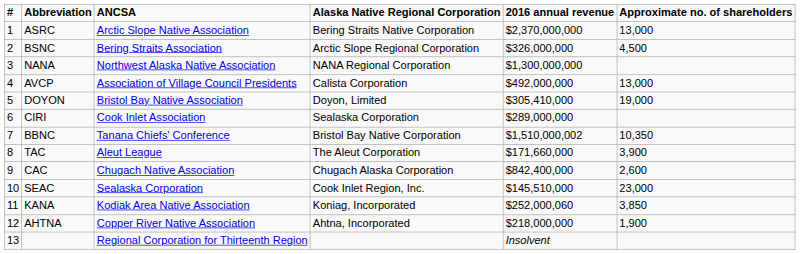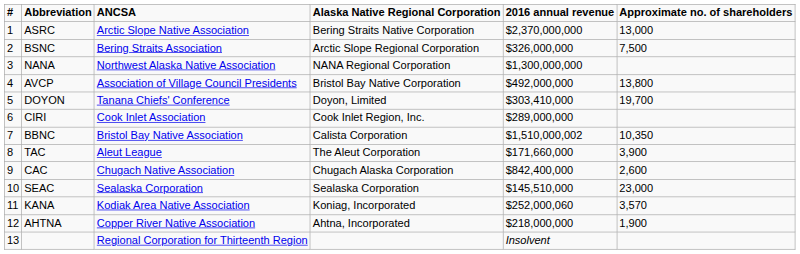(633, 48) 4,500 -> (633, 48) 7,500
(360, 83) Calista Corporation -> (387, 83) Bristol Bay Native Corporation
(636, 83) 13,000 -> (636, 83) 13,800
(170, 100) Bristol Bay Native Association -> (163, 100) Tanana Chiefs' Conference
(539, 100) $305,410,000 -> (539, 100) $303,410,000
(636, 100) 19,000 -> (636, 100) 19,700
(366, 118) Sealaska Corporation -> (369, 118) Cook Inlet Region, Inc.
(163, 135) Tanana Chiefs' Conference -> (170, 135) Bristol Bay Native Association
(387, 135) Bristol Bay Native Corporation -> (360, 135) Calista Corporation
(369, 188) Cook Inlet Region, Inc. -> (366, 188) Sealaska Corporation
(633, 205) 3,850 -> (633, 205) 3,570
